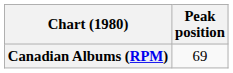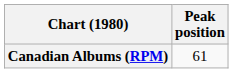(200, 56) 69 -> (200, 56) 61
